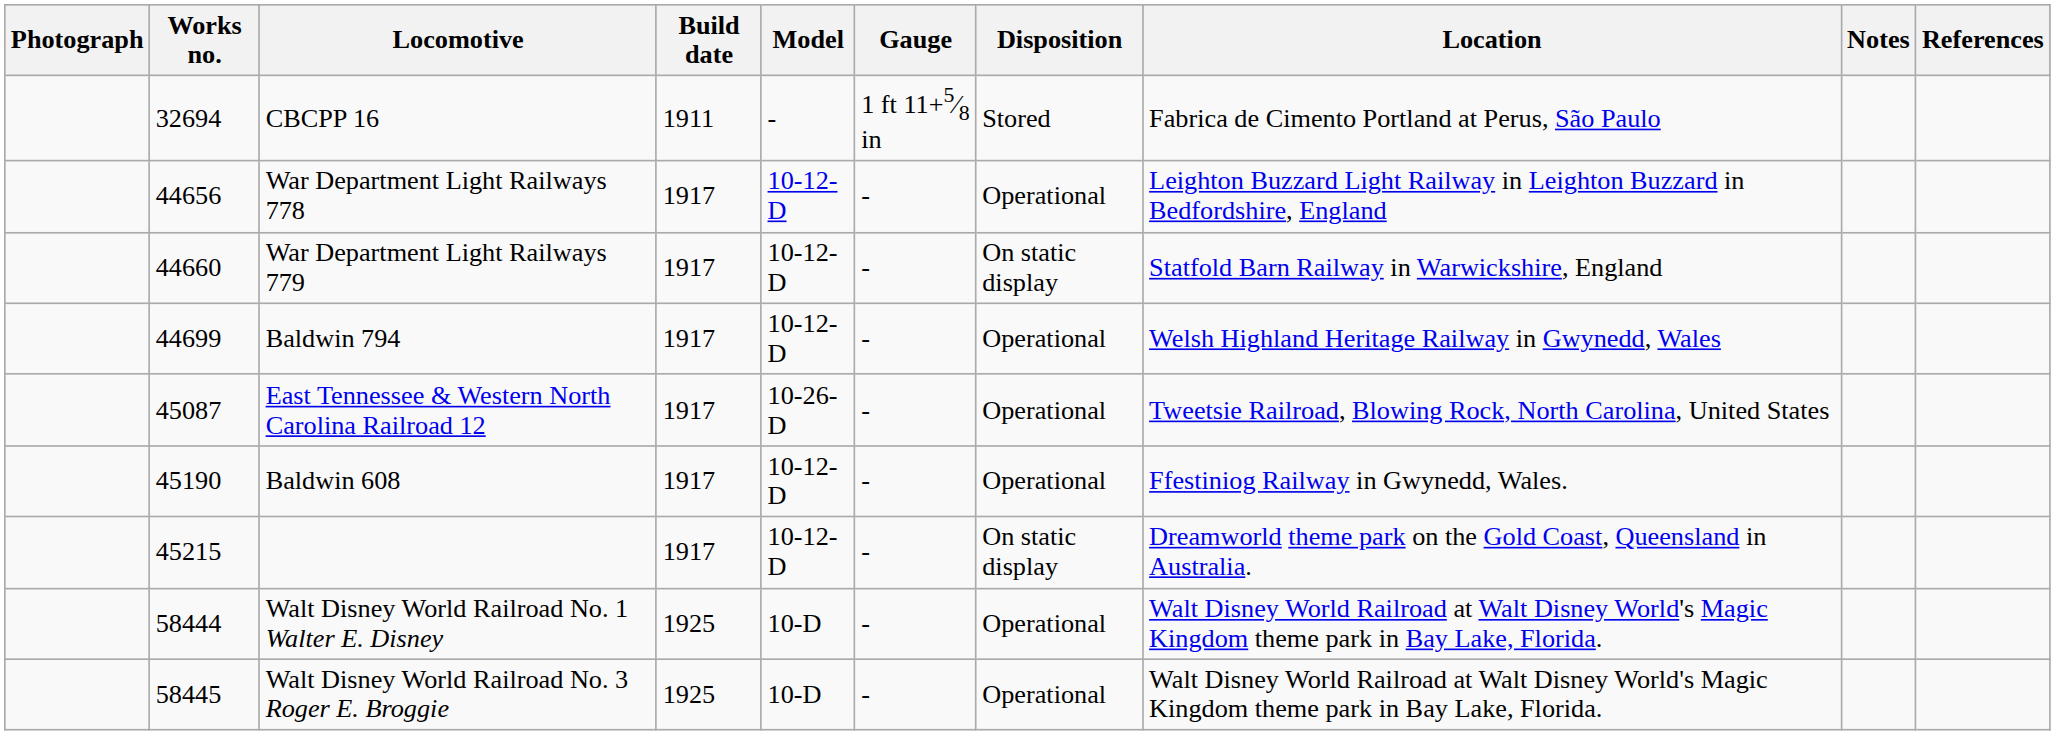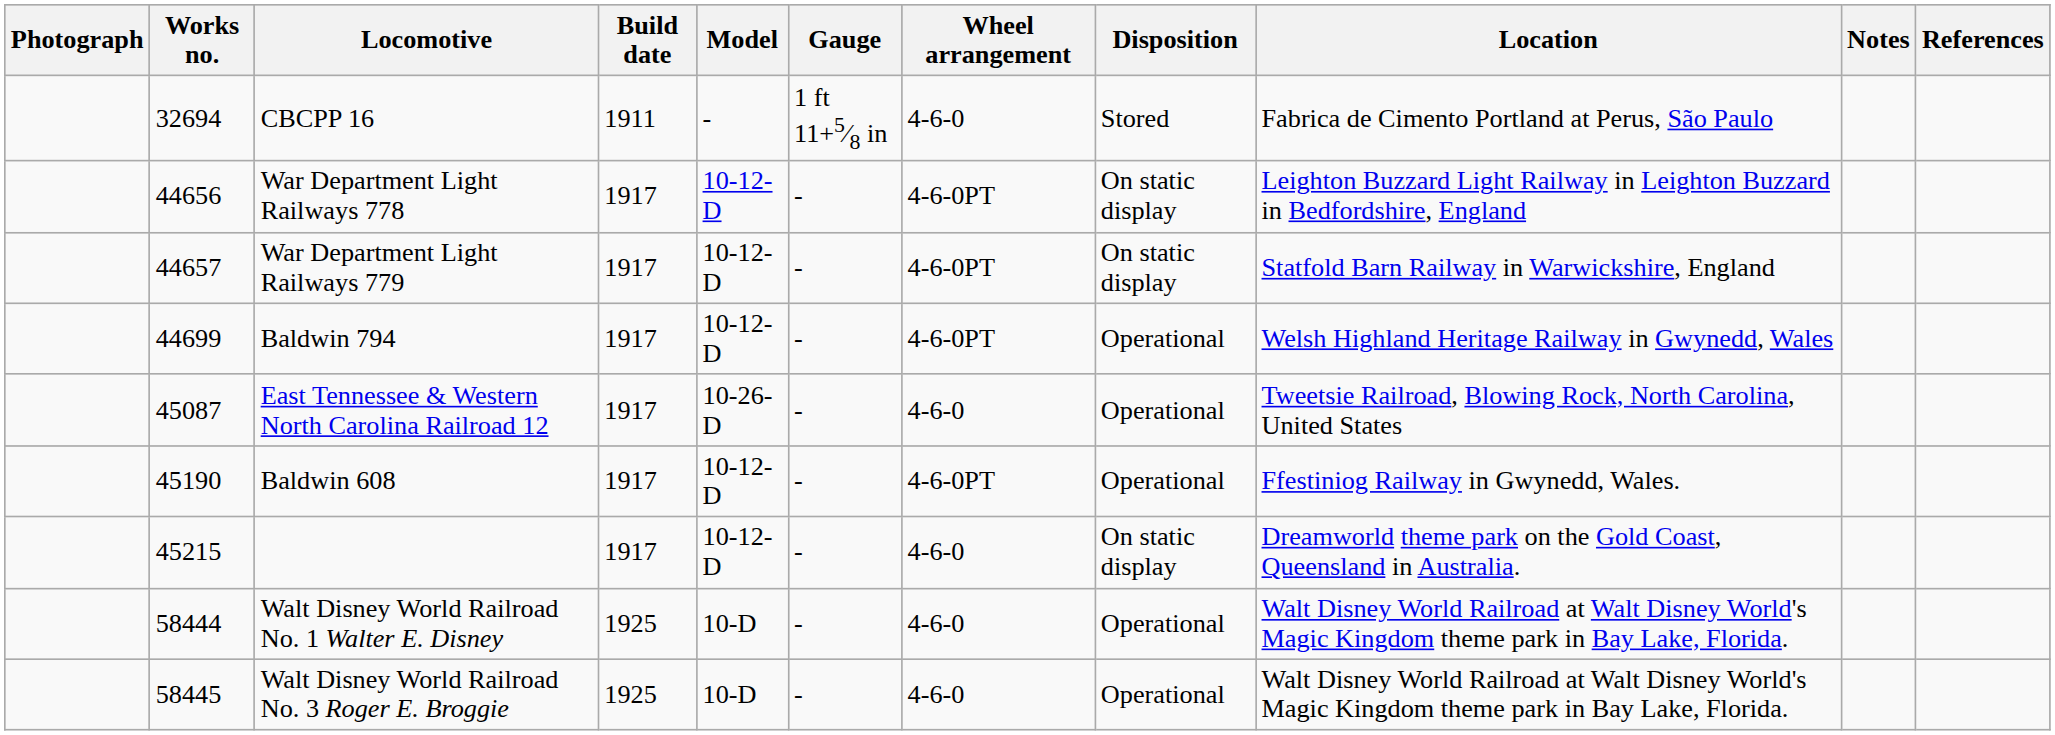+ column: (998, 40)
(1044, 196) Operational -> (1148, 196) On static display
(188, 267) 44660 -> (188, 267) 44657
